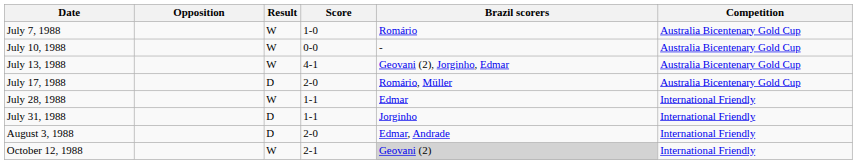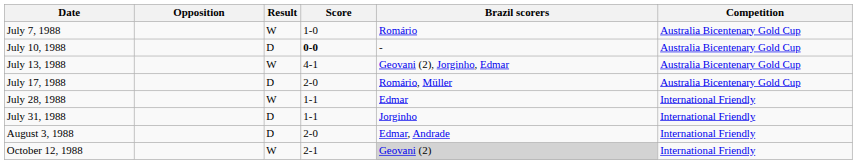(271, 47) W -> (270, 47) D
(311, 47) normal -> (311, 47) bold
